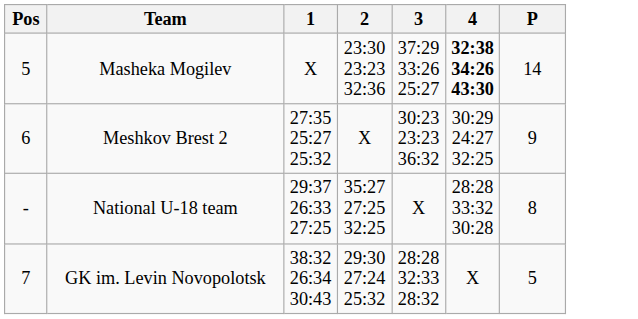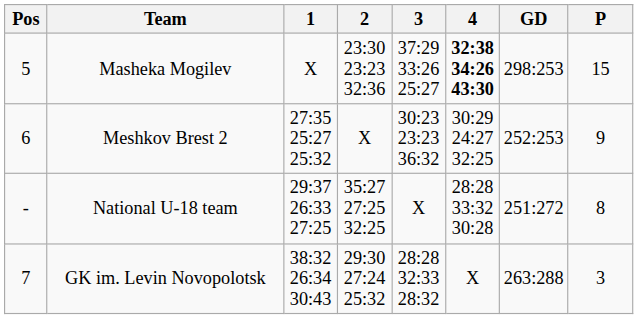+ column: (534, 18)
(532, 68) 14 -> (601, 68) 15
(532, 278) 5 -> (601, 278) 3
